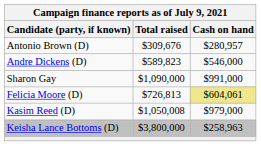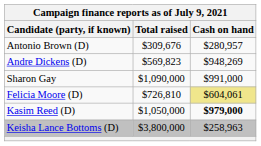(161, 62) $589,823 -> (161, 62) $569,823
(223, 62) $546,000 -> (223, 62) $948,269
(161, 95) $726,813 -> (161, 95) $726,810
(161, 111) $1,050,008 -> (161, 111) $1,050,000
(223, 111) normal -> (223, 111) bold
